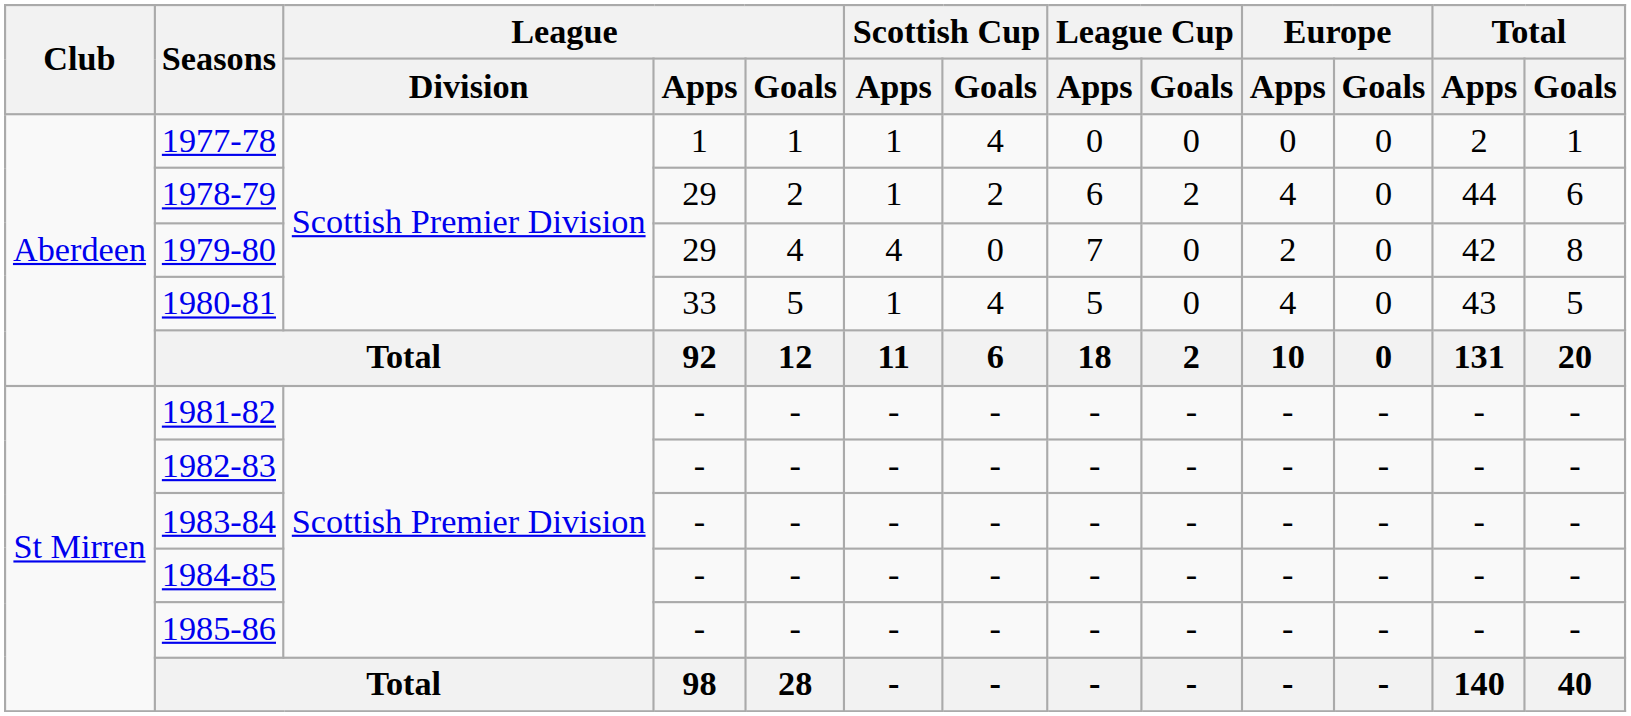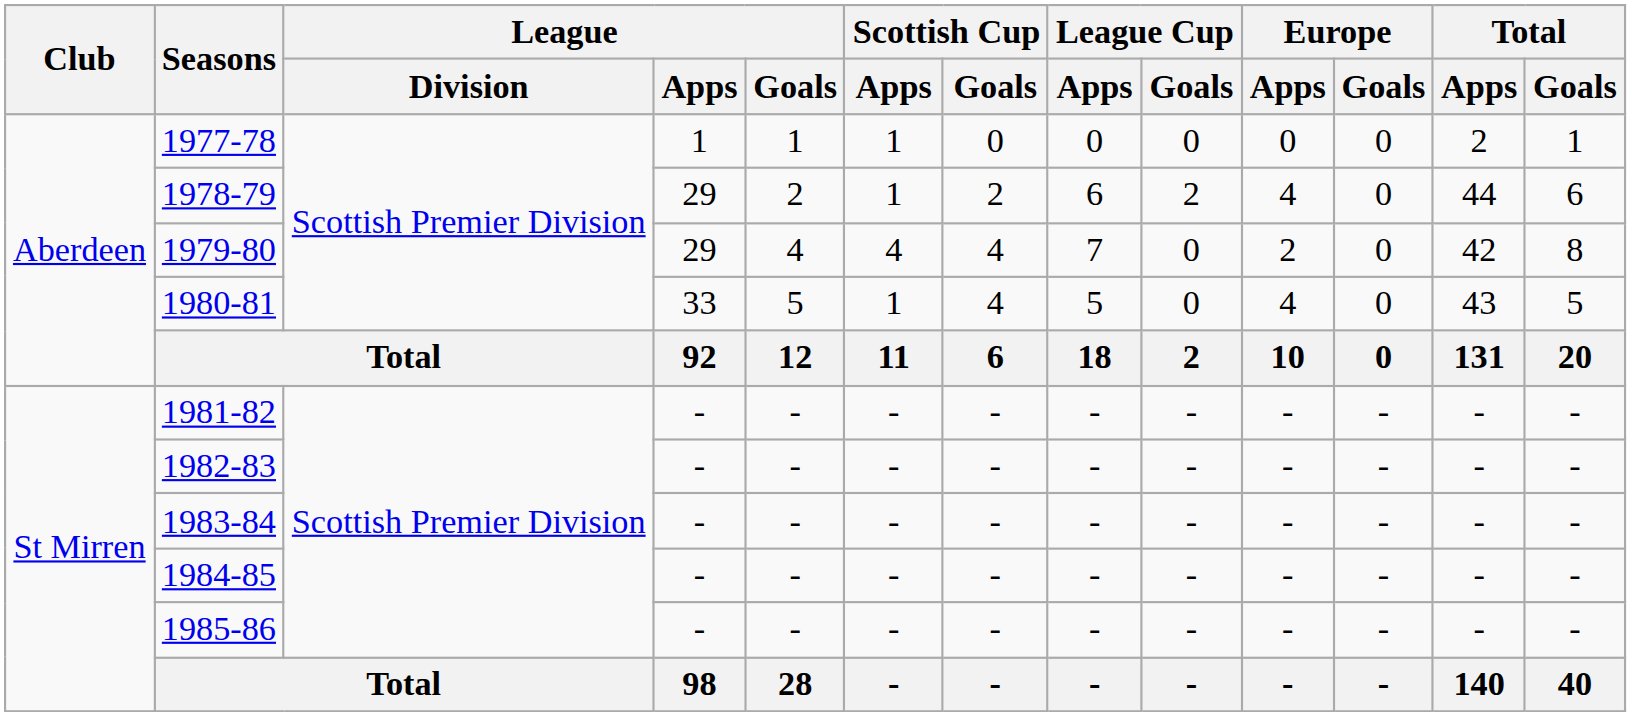(995, 140) 4 -> (995, 140) 0
(995, 248) 0 -> (995, 248) 4
